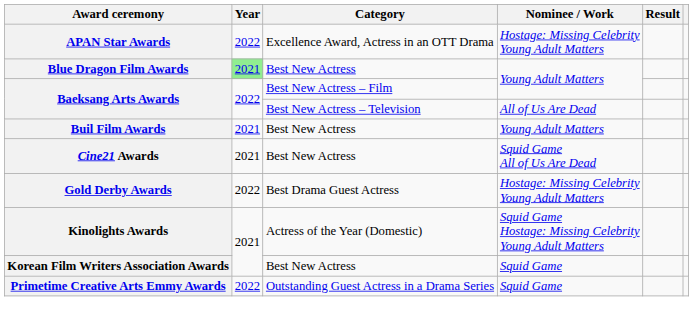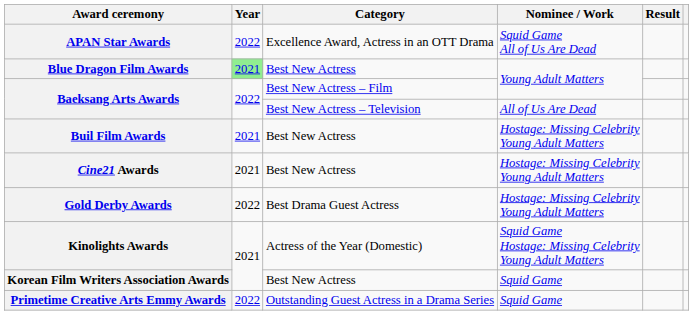(570, 41) Hostage: Missing Celebrity Young Adult Matters -> (548, 41) Squid Game All of Us Are Dead
(552, 128) Young Adult Matters -> (570, 136) Hostage: Missing Celebrity Young Adult Matters
(548, 156) Squid Game All of Us Are Dead -> (570, 170) Hostage: Missing Celebrity Young Adult Matters
